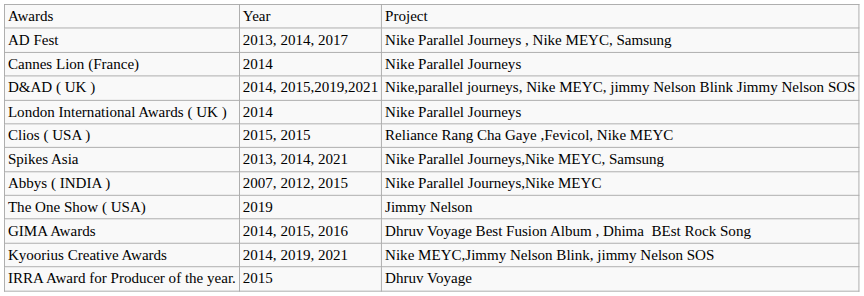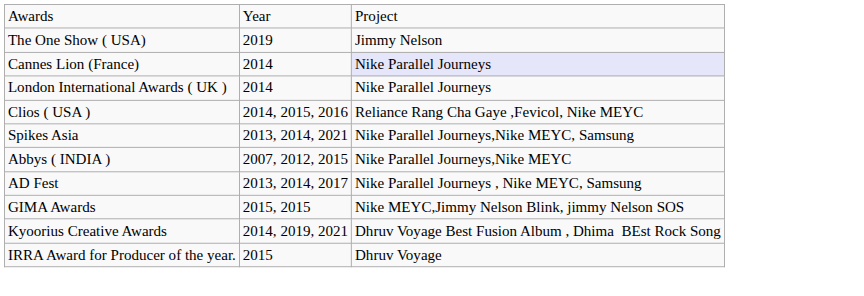rows swapped: (77, 207) <-> (33, 40)
(453, 64) no background -> (423, 64) lavender background
- row: (52, 87)
(277, 135) 2015, 2015 -> (295, 111) 2014, 2015, 2016
(295, 231) 2014, 2015, 2016 -> (277, 207) 2015, 2015
(568, 231) Dhruv Voyage Best Fusion Album , Dhima BEst Rock Song -> (520, 207) Nike MEYC,Jimmy Nelson Blink, jimmy Nelson SOS
(550, 254) Nike MEYC,Jimmy Nelson Blink, jimmy Nelson SOS -> (538, 231) Dhruv Voyage Best Fusion Album , Dhima BEst Rock Song
